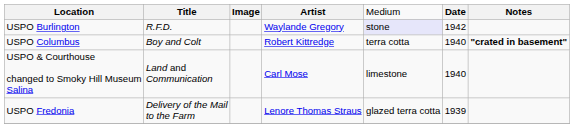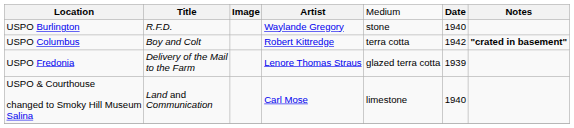(378, 27) lavender background -> (378, 27) no background
(455, 27) 1942 -> (455, 27) 1940
(455, 42) 1940 -> (455, 42) 1942
rows swapped: (40, 110) <-> (74, 73)
